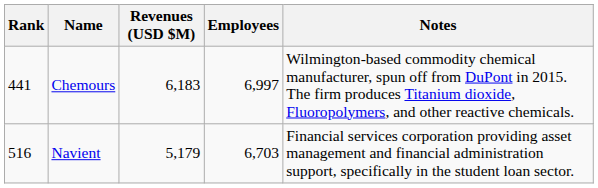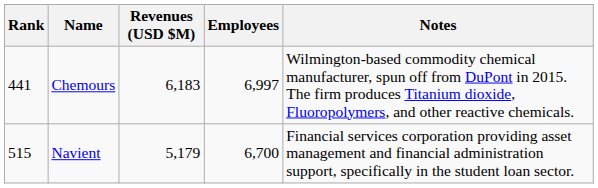(20, 153) 516 -> (20, 153) 515
(262, 153) 6,703 -> (262, 153) 6,700
